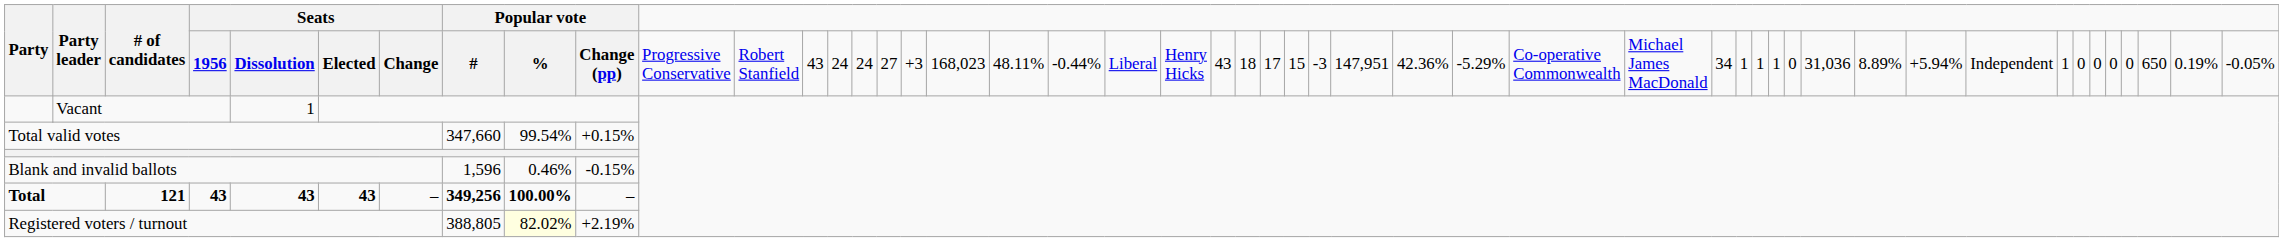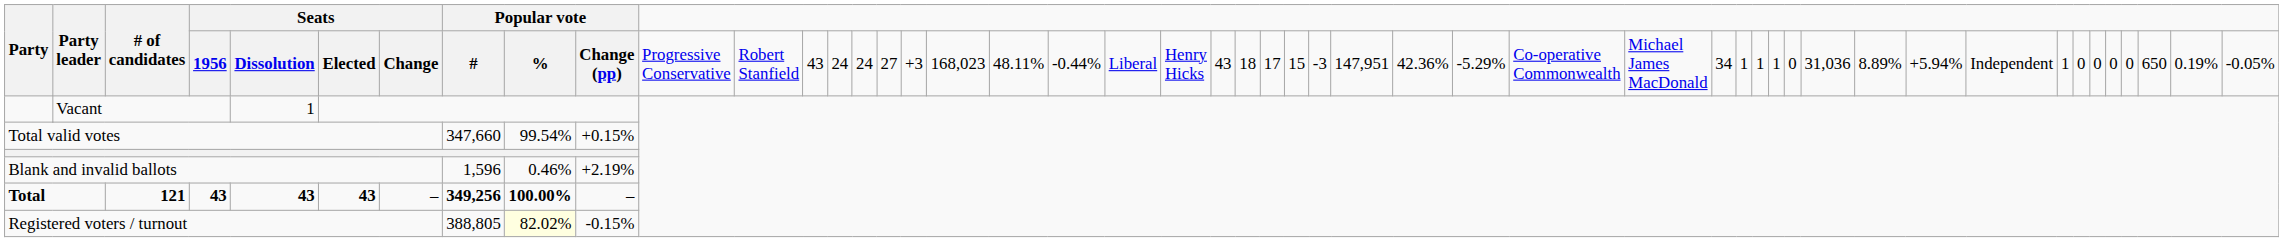(610, 169) -0.15% -> (608, 169) +2.19%
(608, 223) +2.19% -> (610, 223) -0.15%
